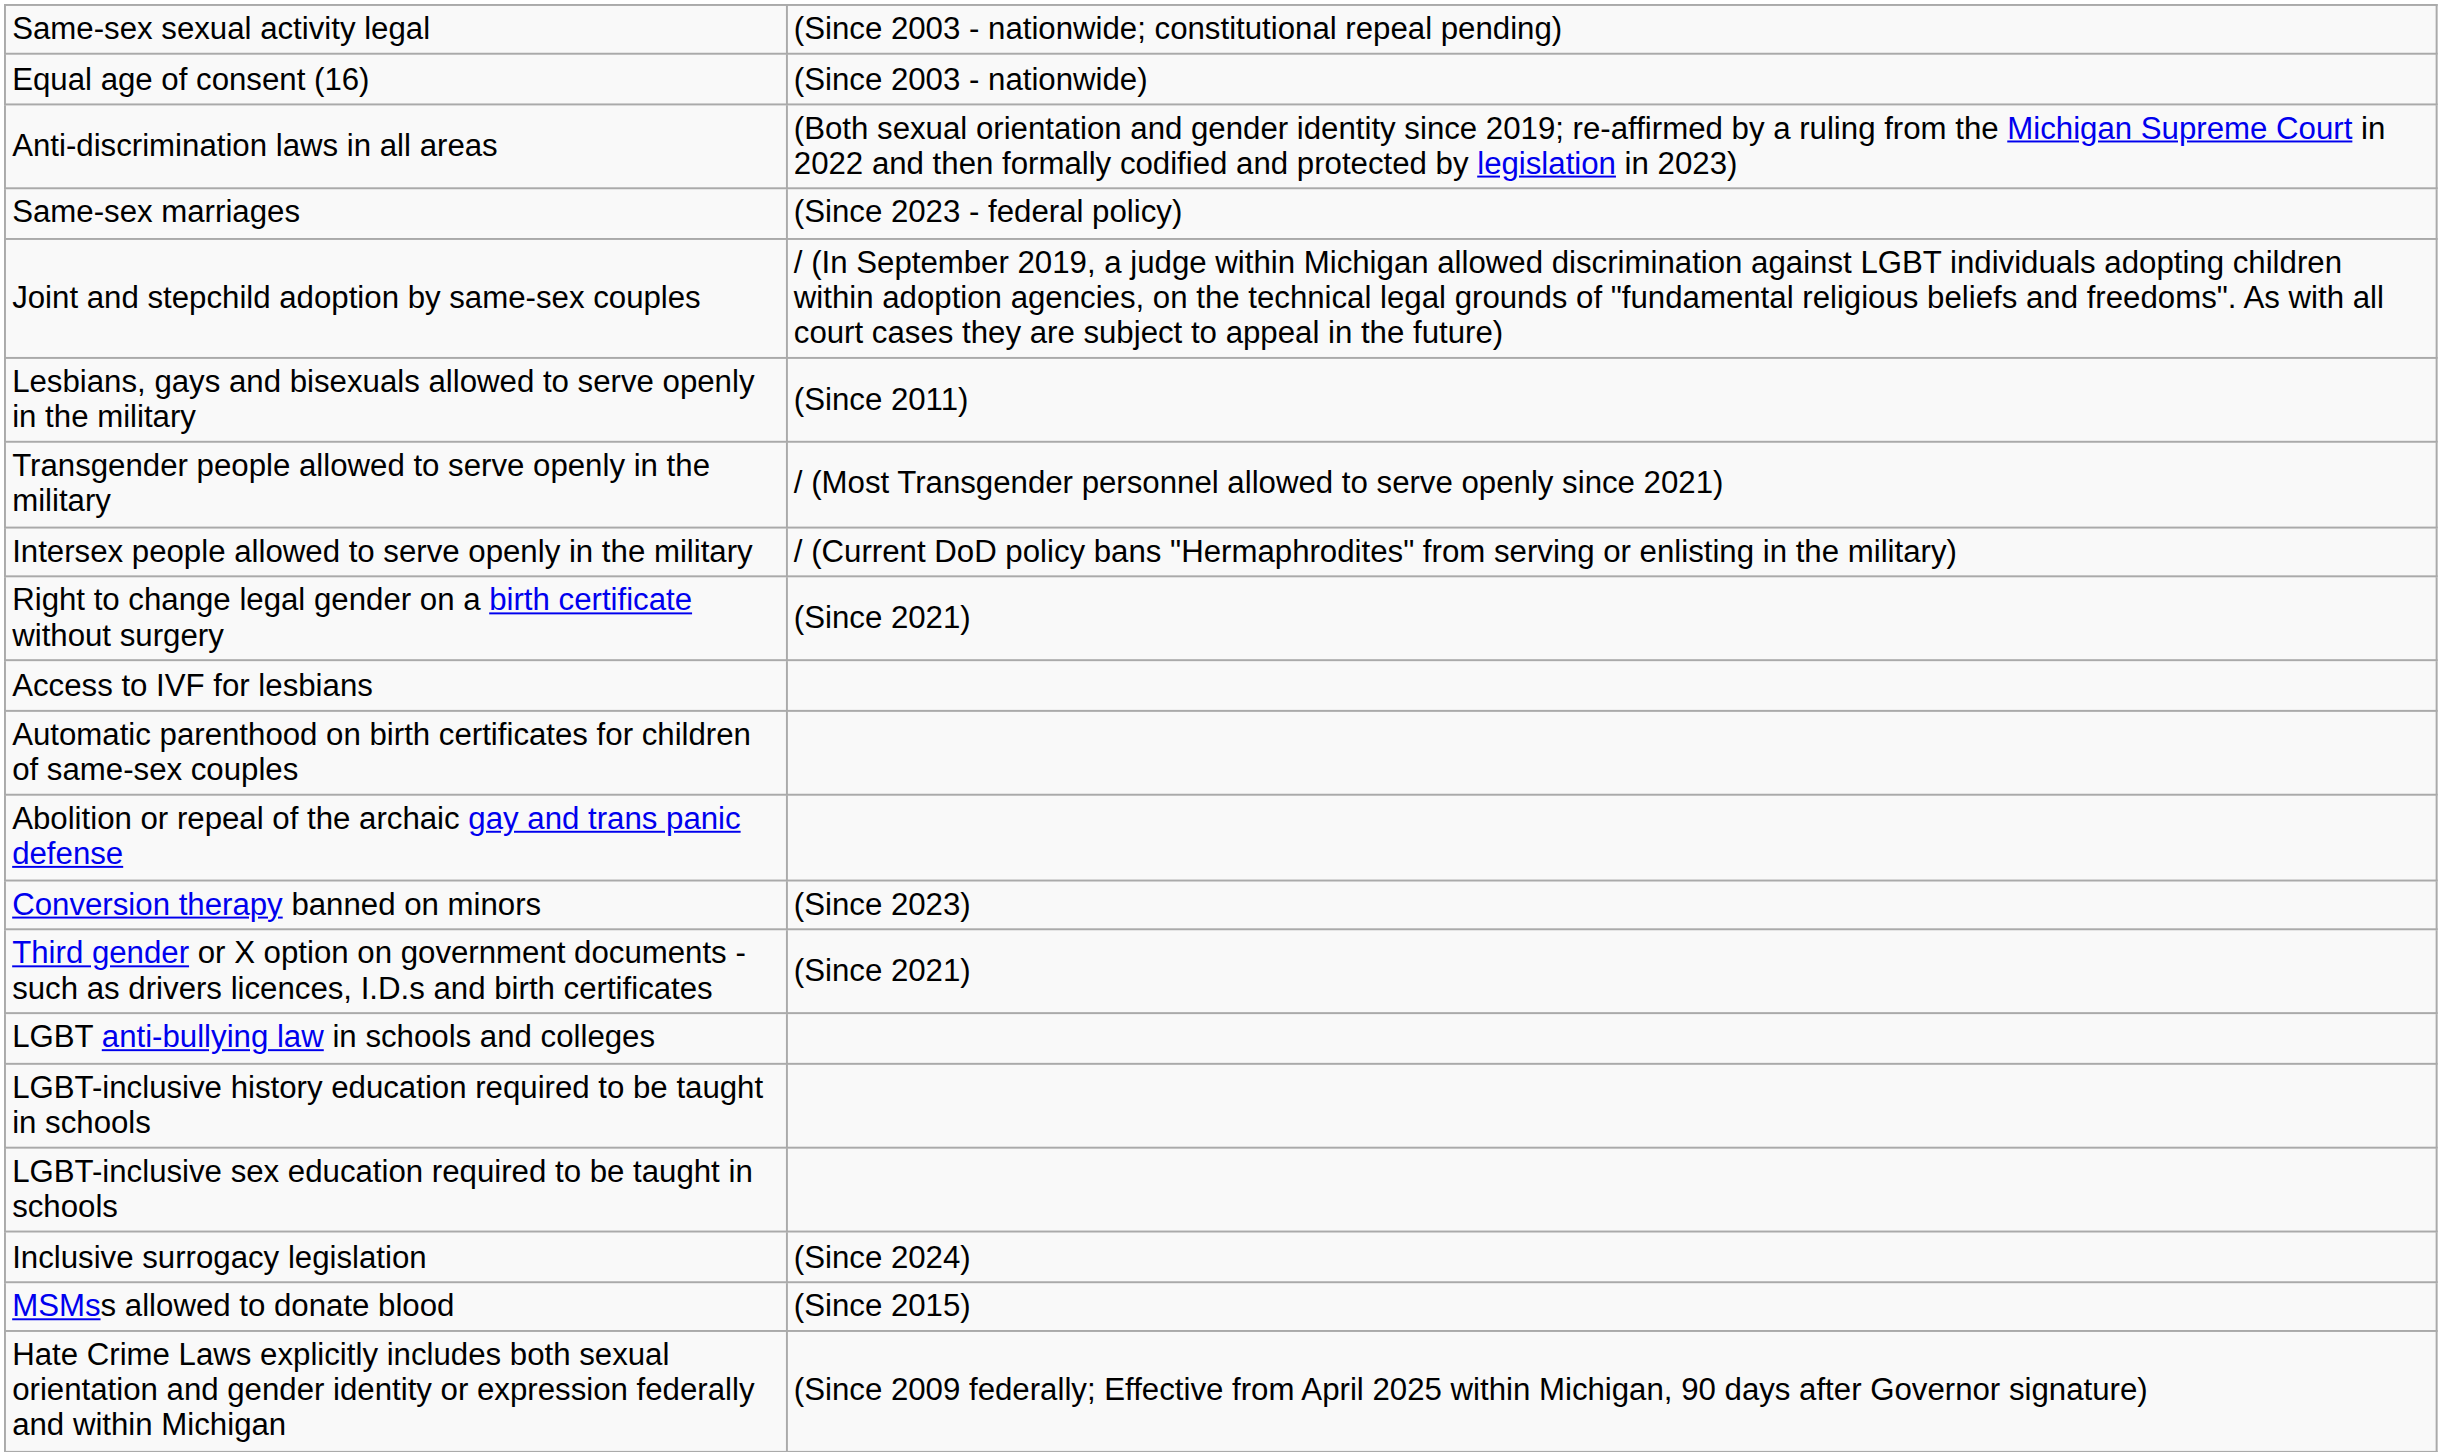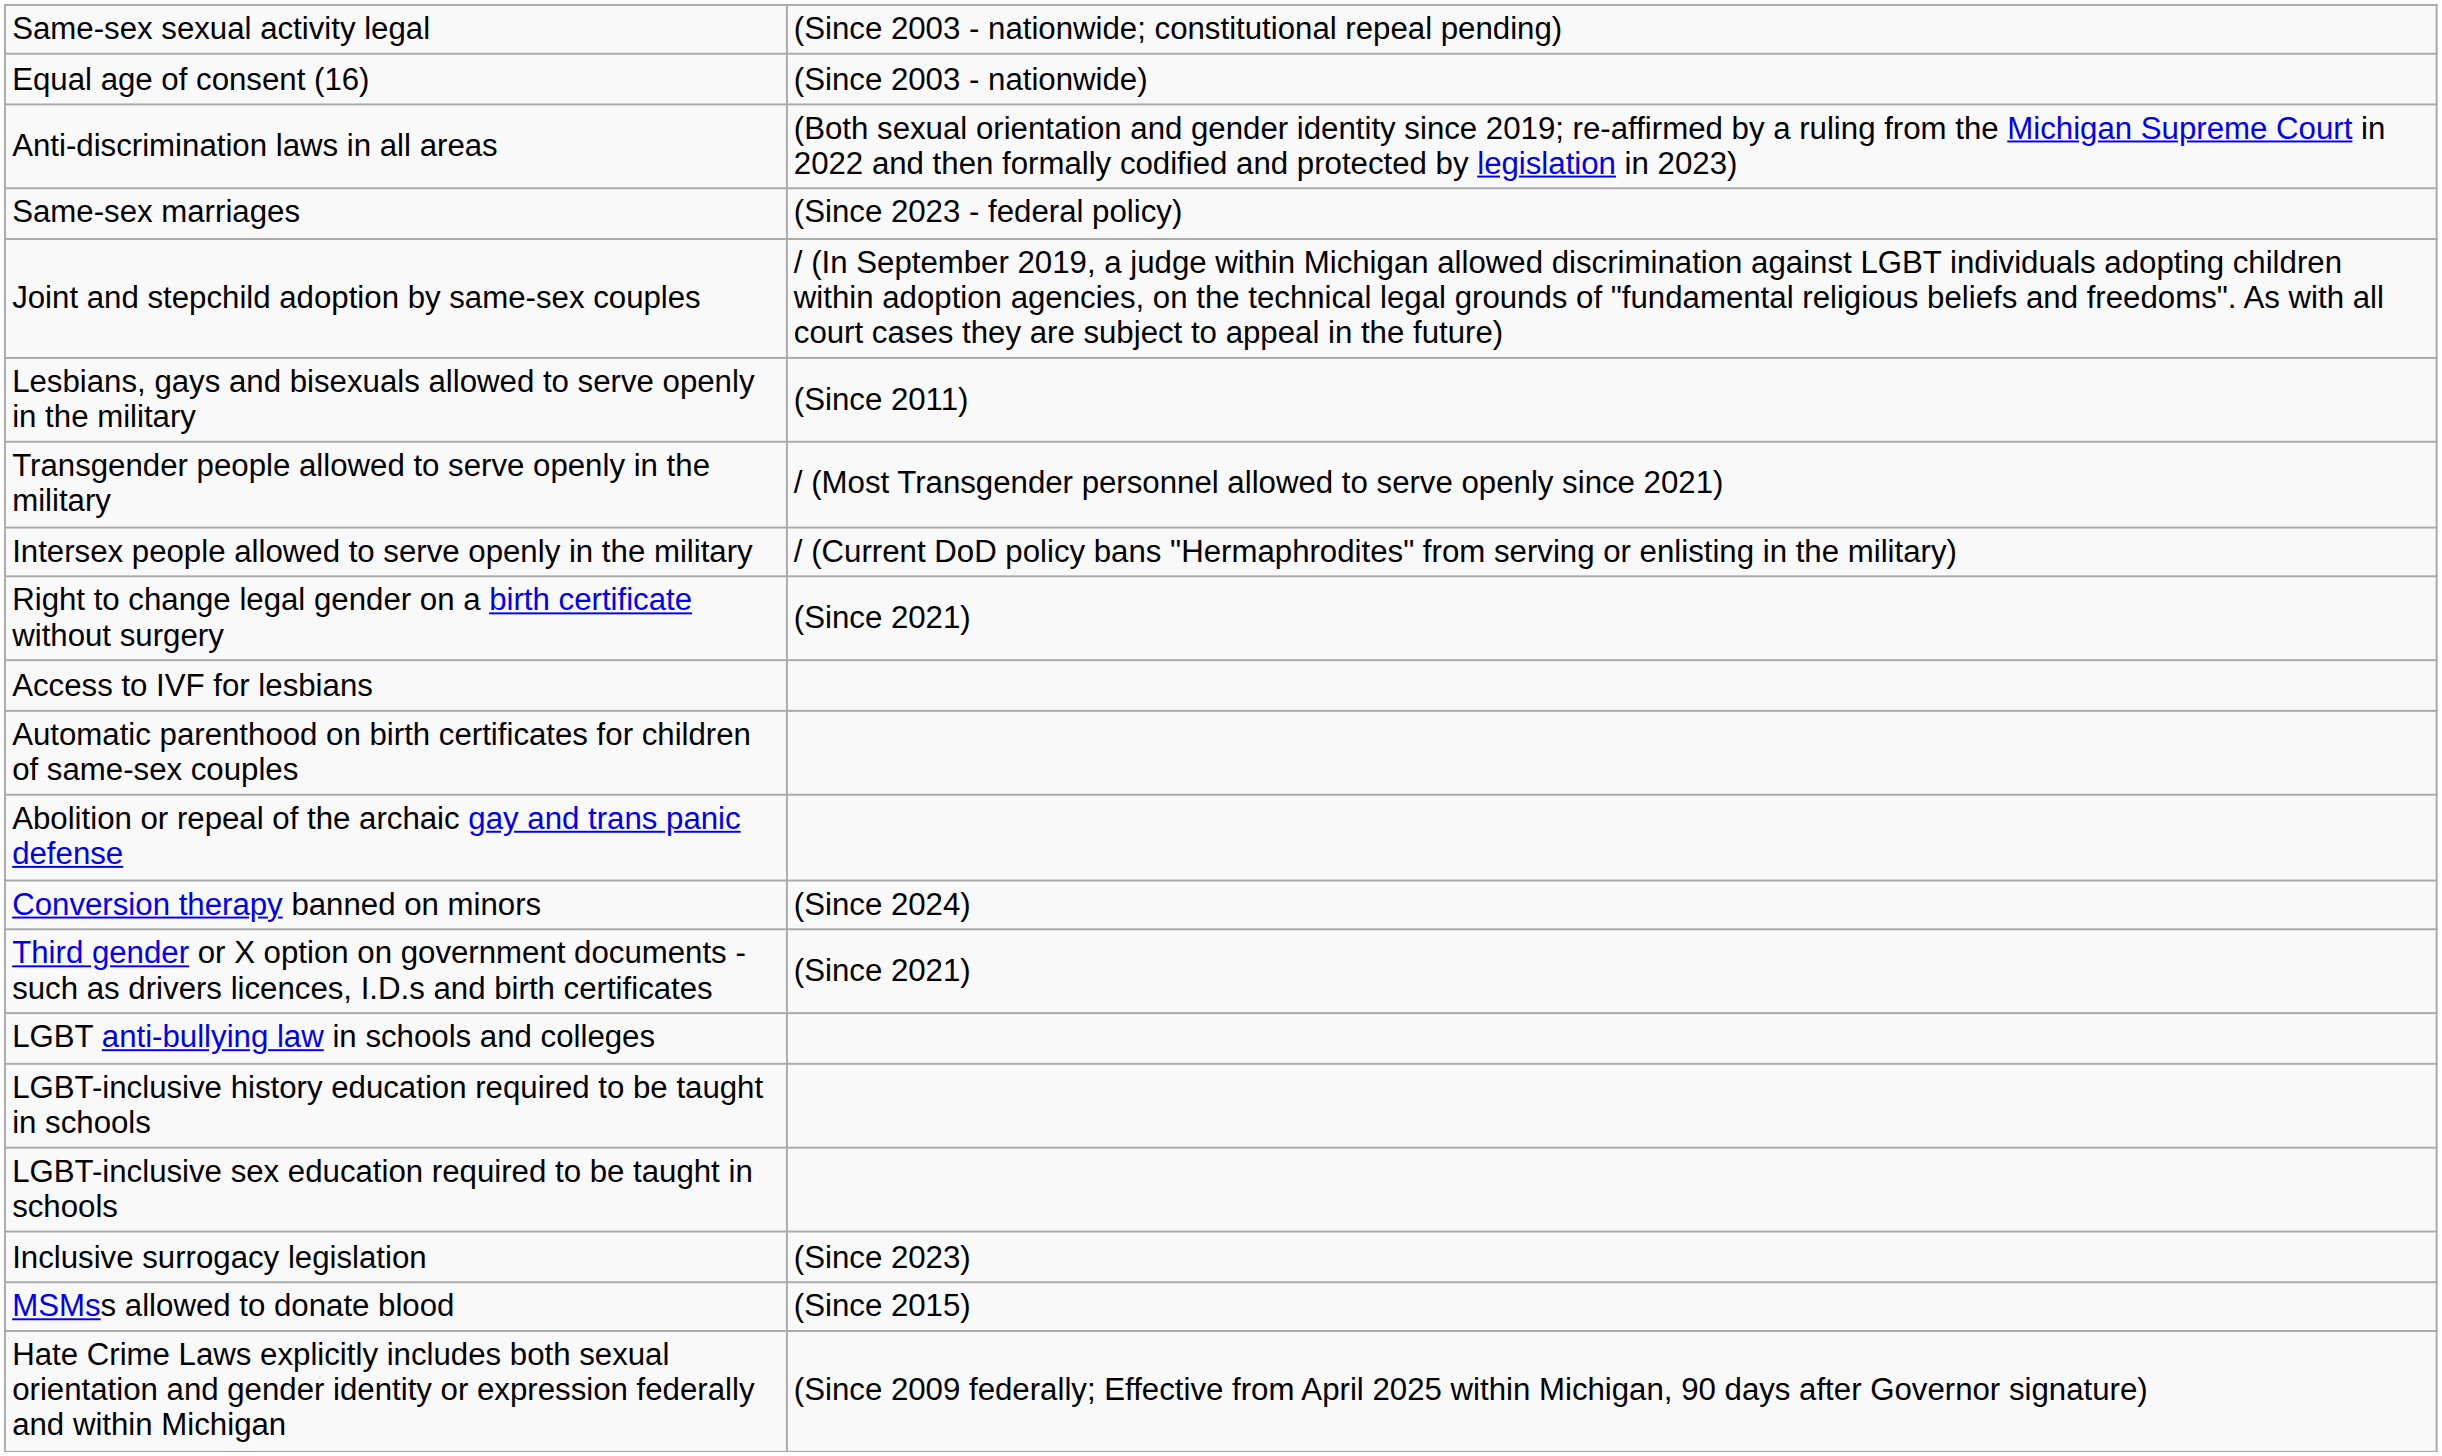(882, 903) (Since 2023) -> (882, 903) (Since 2024)
(882, 1256) (Since 2024) -> (882, 1256) (Since 2023)
